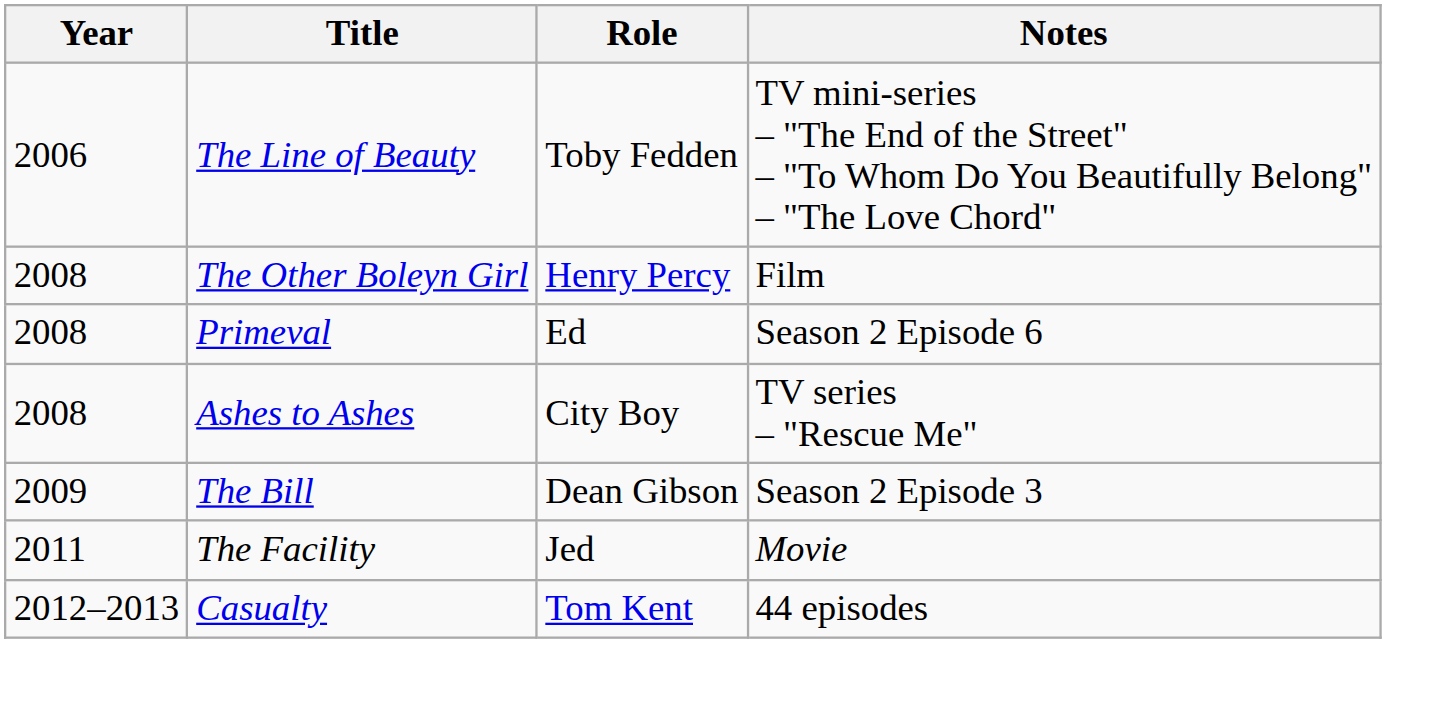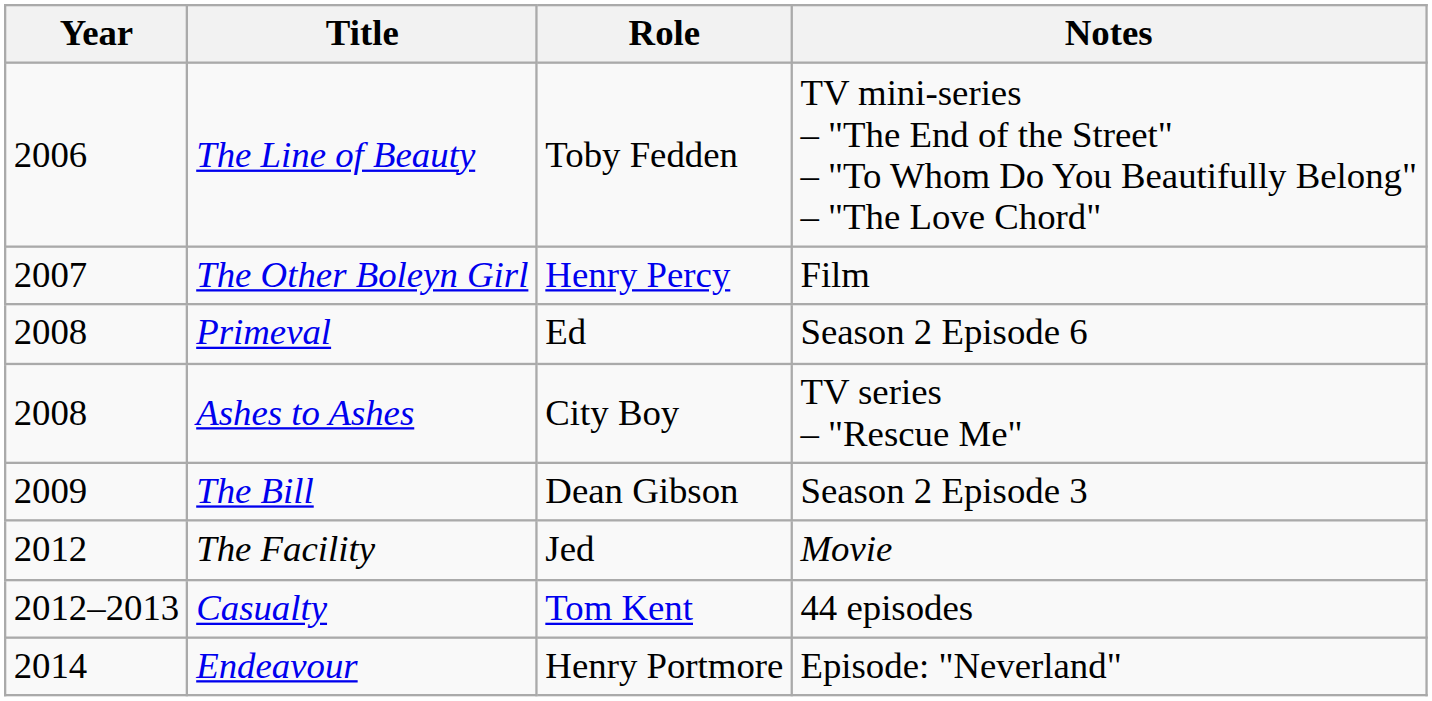(50, 274) 2008 -> (50, 274) 2007
(50, 549) 2011 -> (50, 549) 2012
+ row: (277, 666)
